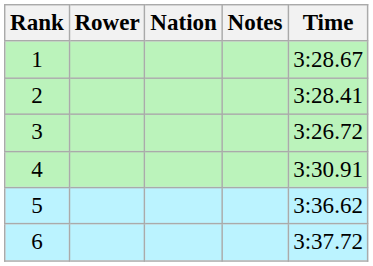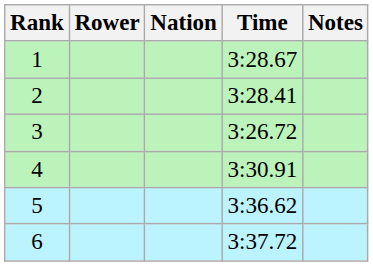columns swapped: (328, 22) <-> (255, 22)
